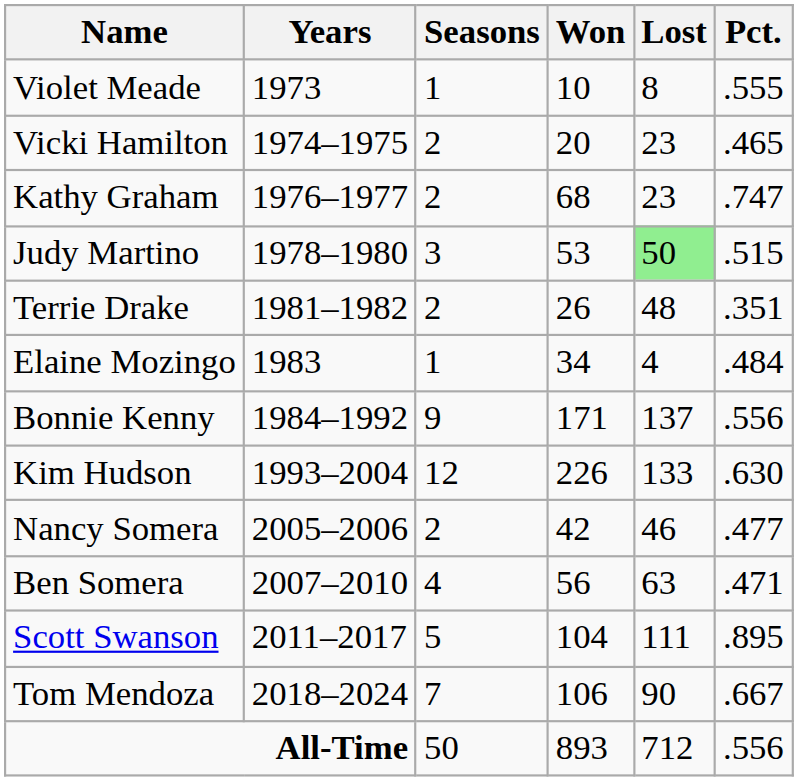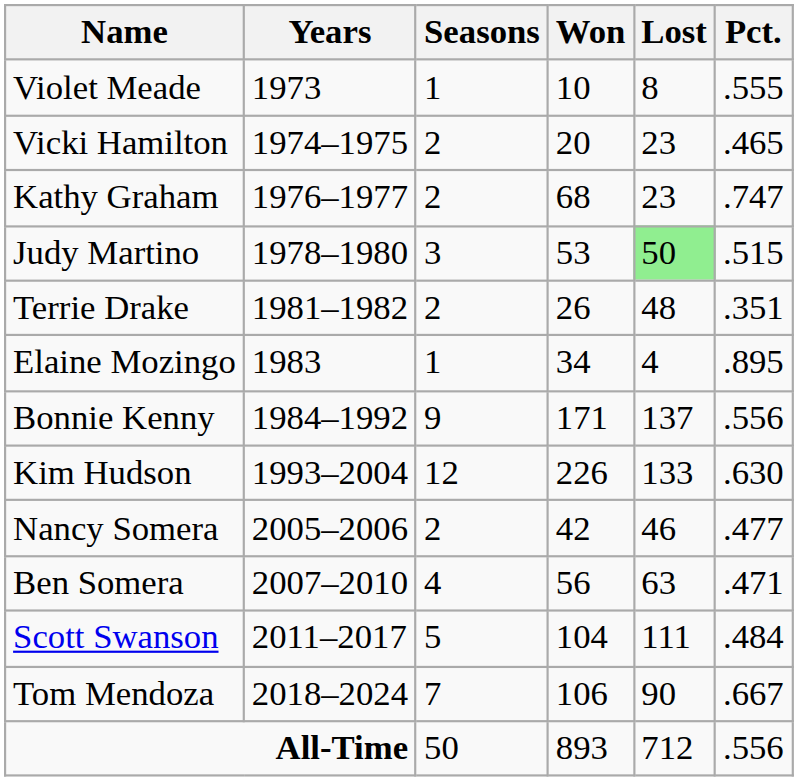(753, 362) .484 -> (753, 362) .895
(753, 637) .895 -> (753, 637) .484
